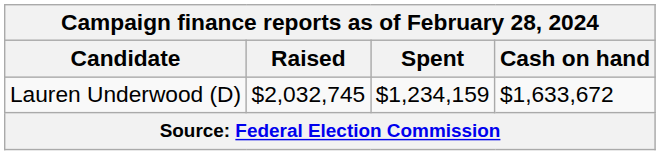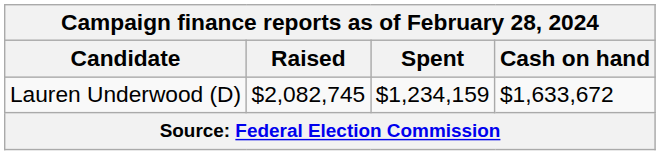(308, 94) $2,032,745 -> (308, 94) $2,082,745
